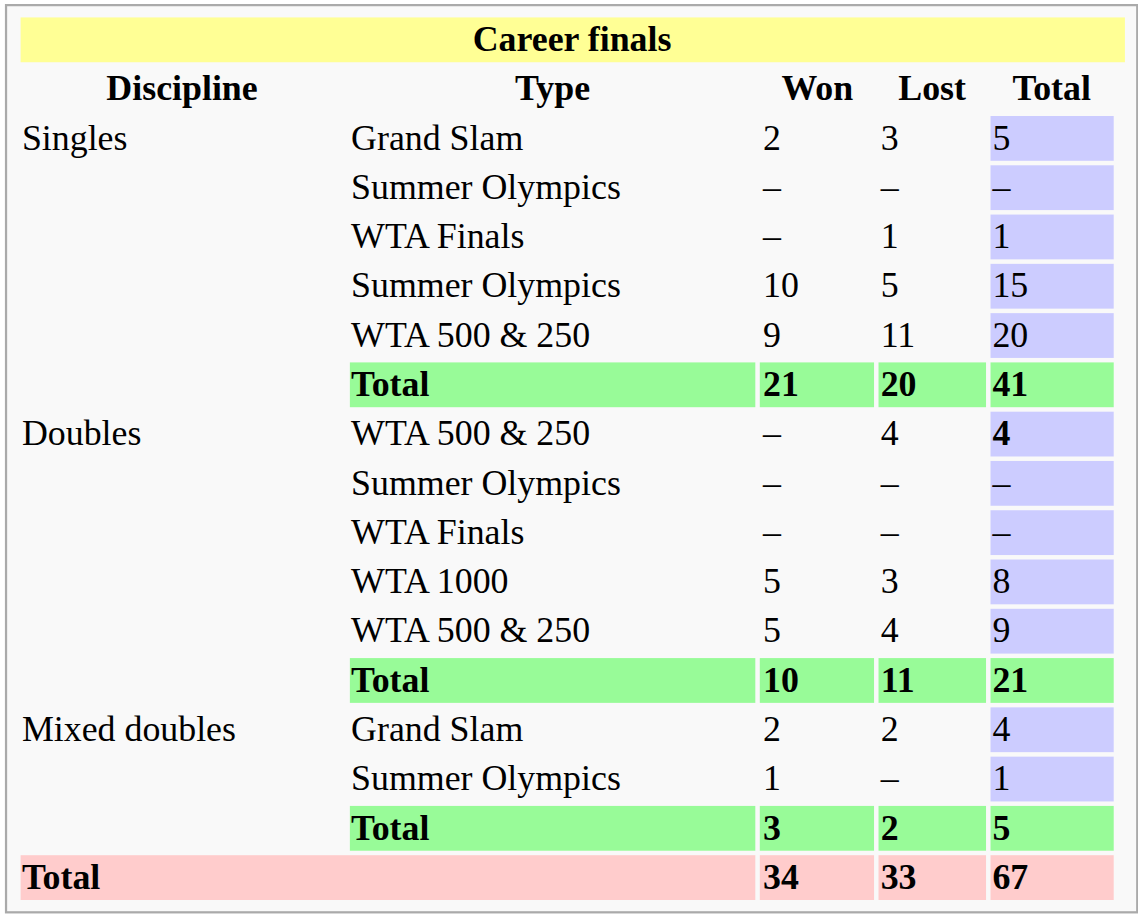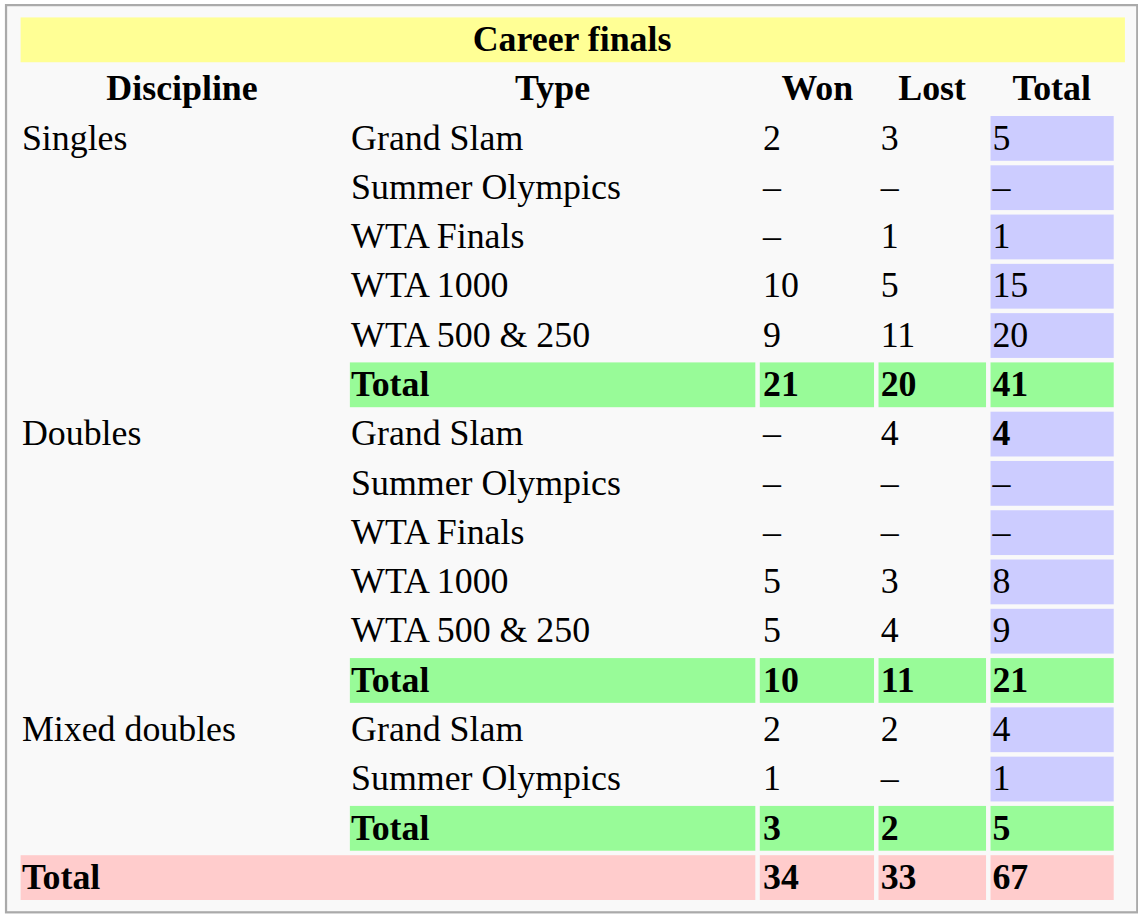(486, 286) Summer Olympics -> (430, 286) WTA 1000
(471, 433) WTA 500 & 250 -> (437, 433) Grand Slam
